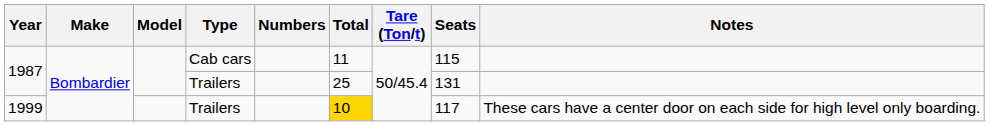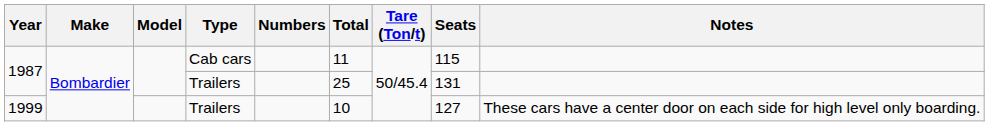(341, 108) gold background -> (341, 108) no background
(447, 108) 117 -> (448, 108) 127
